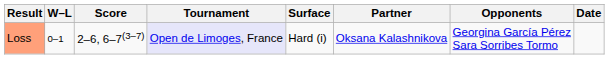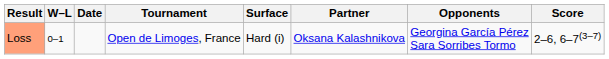columns swapped: (589, 13) <-> (111, 13)
(216, 38) lavender background -> (174, 38) no background
